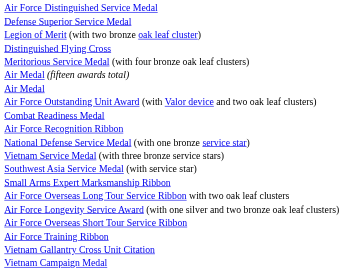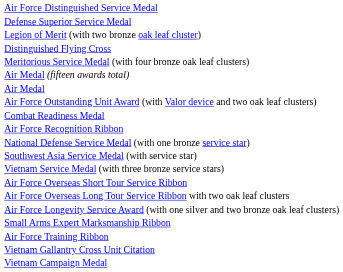rows swapped: (114, 156) <-> (100, 169)
rows swapped: (96, 223) <-> (87, 182)
